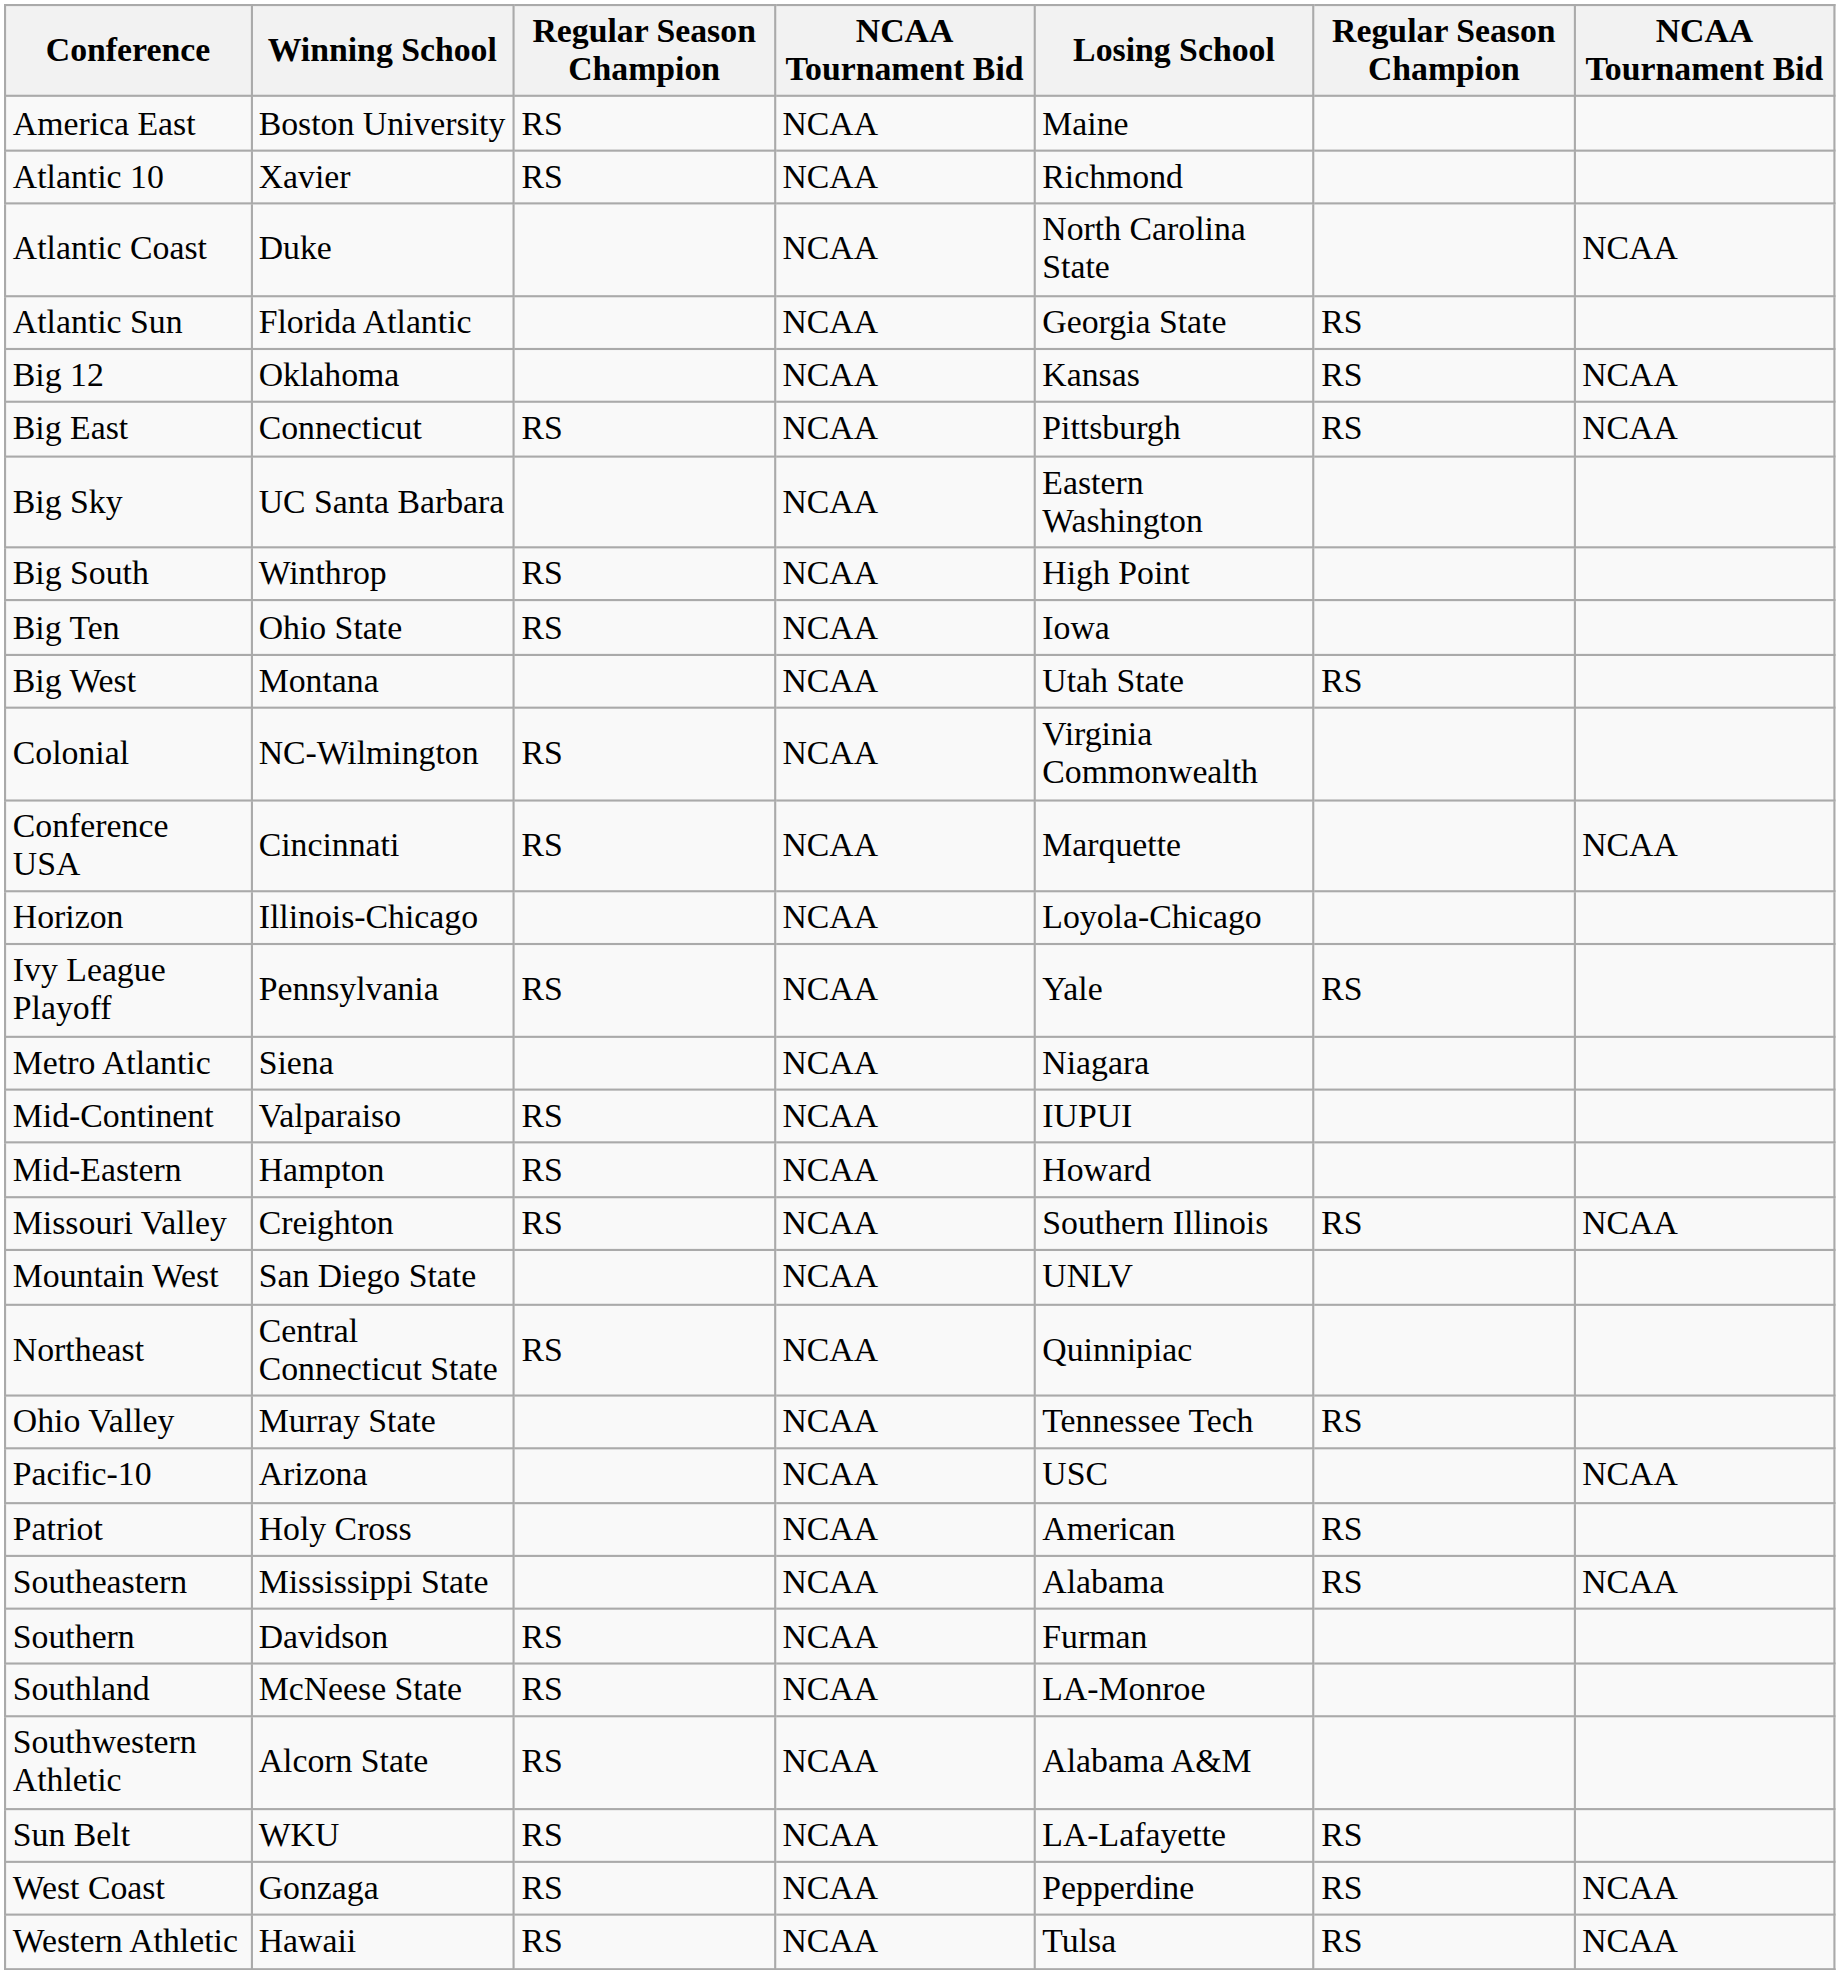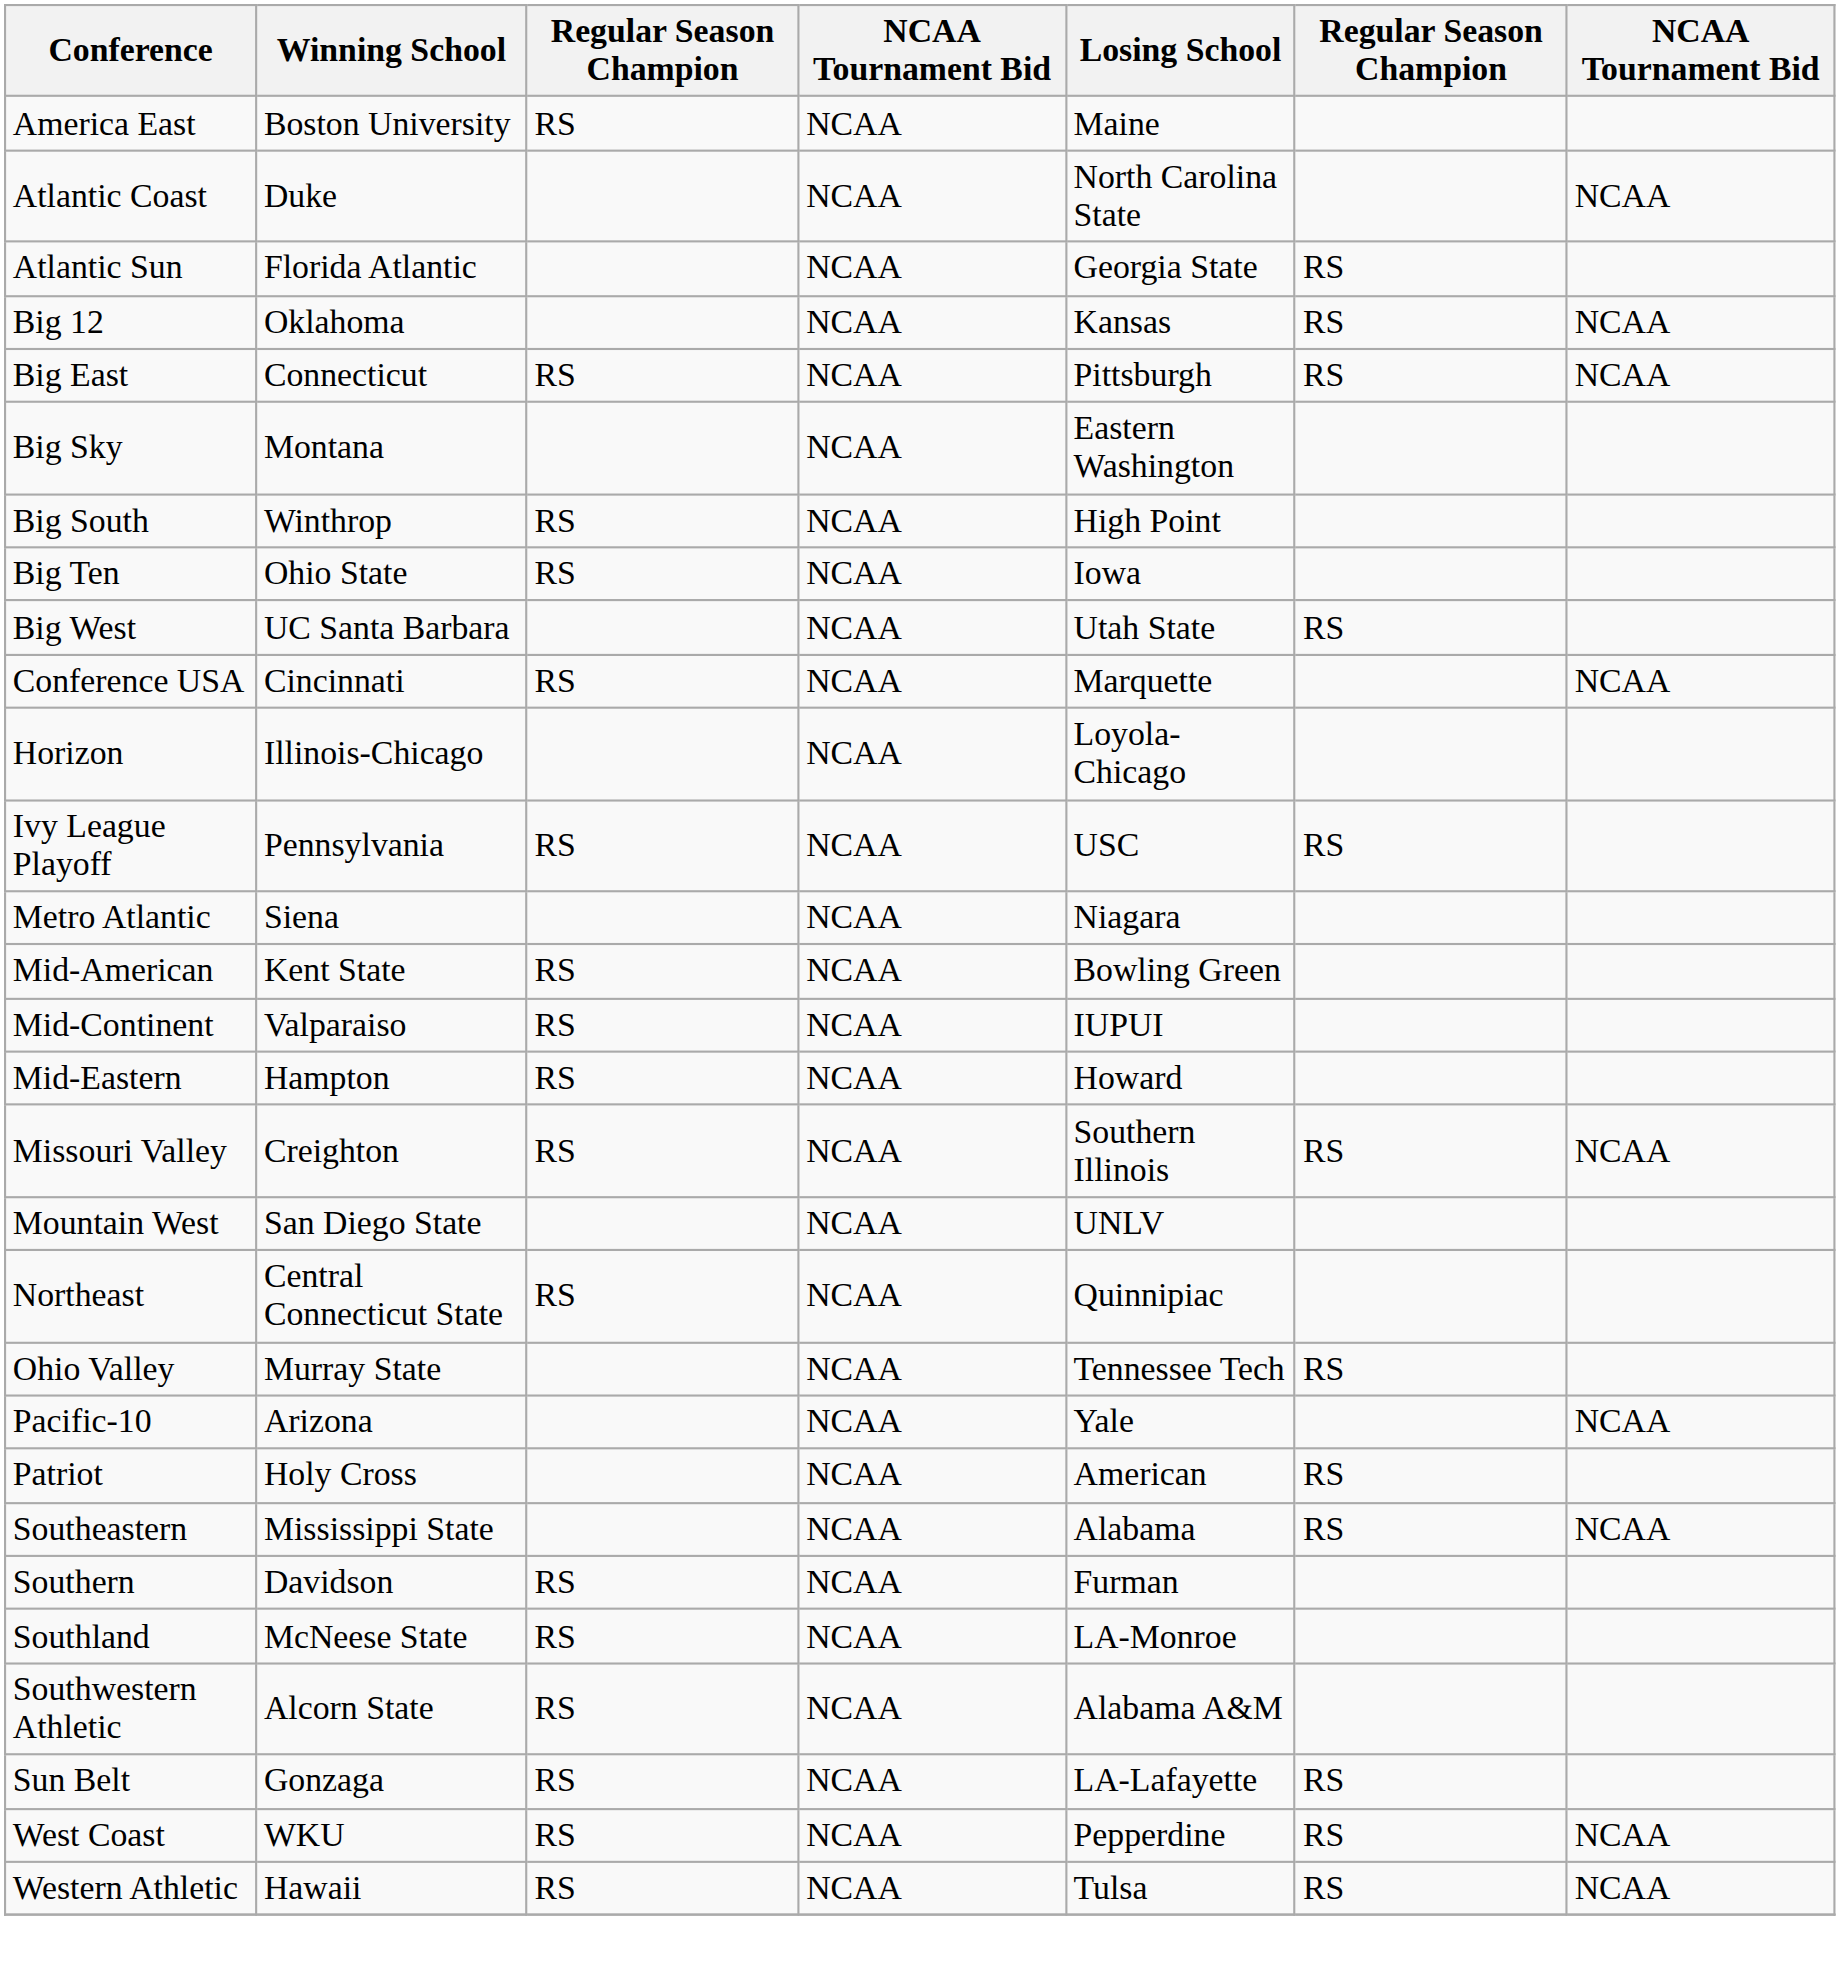- row: (88, 176)
(381, 501) UC Santa Barbara -> (324, 447) Montana
(319, 680) Montana -> (387, 627) UC Santa Barbara
- row: (71, 753)
(1073, 989) Yale -> (1106, 844) USC
+ row: (113, 970)
(1075, 1475) USC -> (1104, 1421) Yale
(299, 1834) WKU -> (324, 1780) Gonzaga
(319, 1887) Gonzaga -> (304, 1834) WKU
